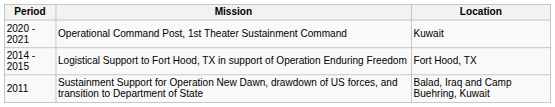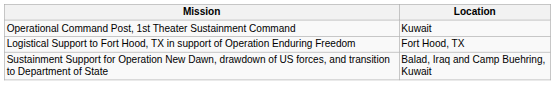- column: (30, 12)
